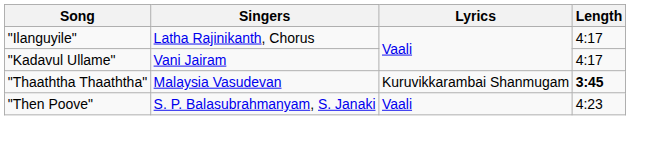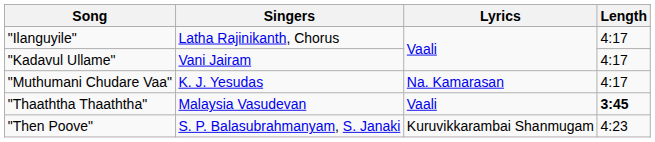+ row: (90, 82)
(476, 82) Kuruvikkarambai Shanmugam -> (422, 104) Vaali
(397, 104) Vaali -> (500, 126) Kuruvikkarambai Shanmugam
